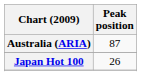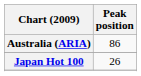(115, 43) 87 -> (115, 43) 86
